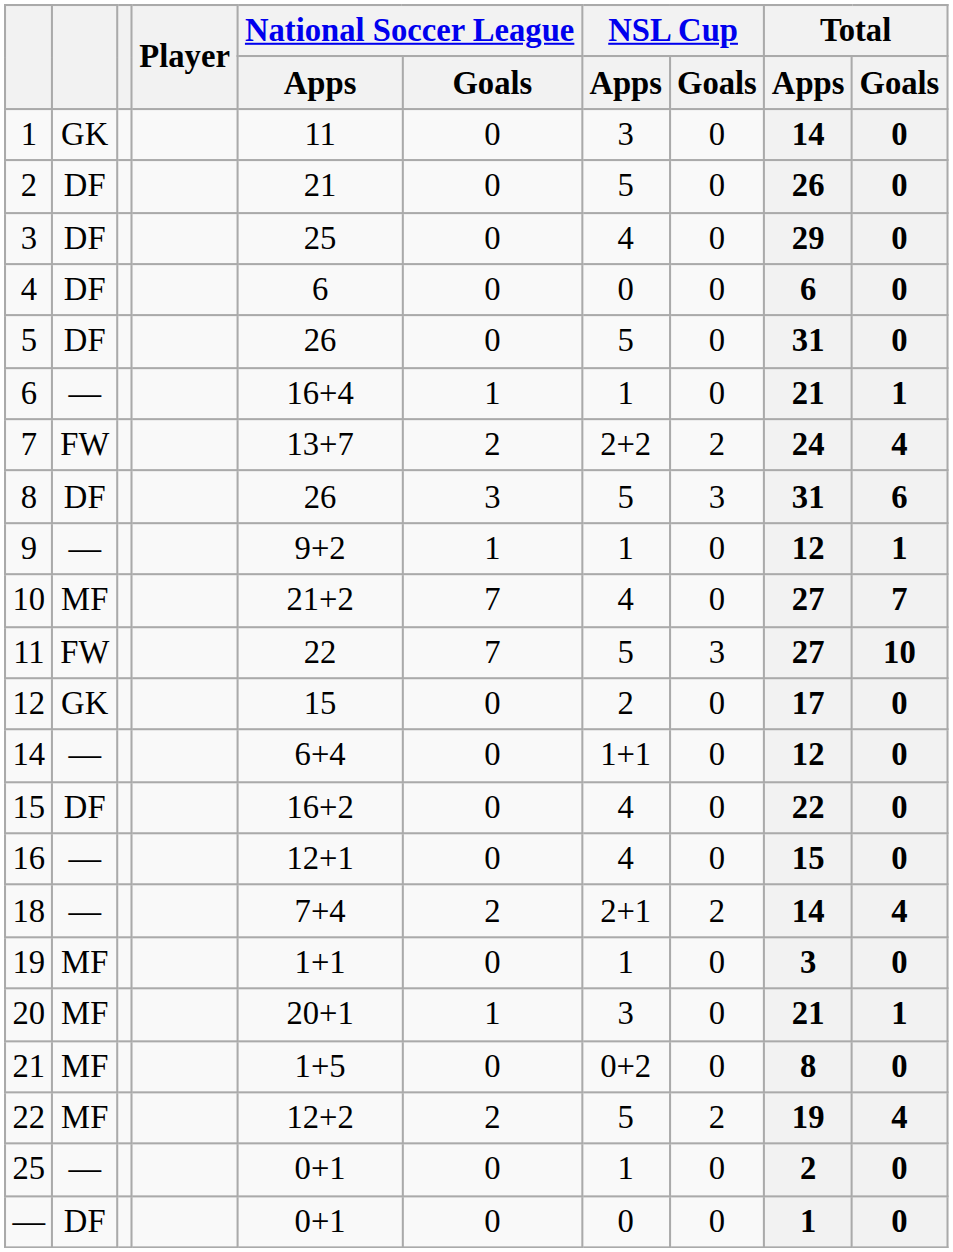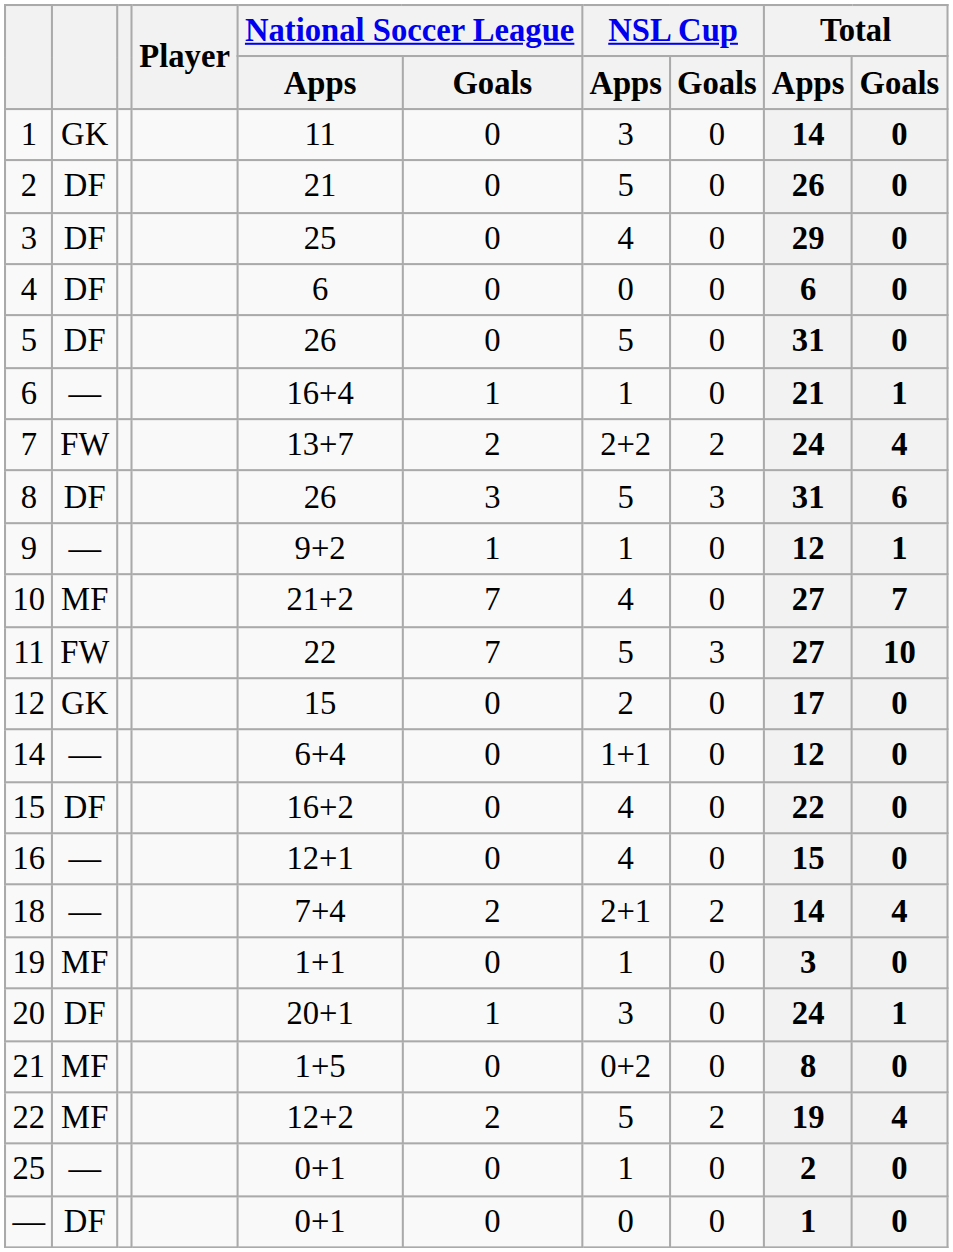(85, 1013) MF -> (85, 1013) DF
(808, 1013) 21 -> (808, 1013) 24
